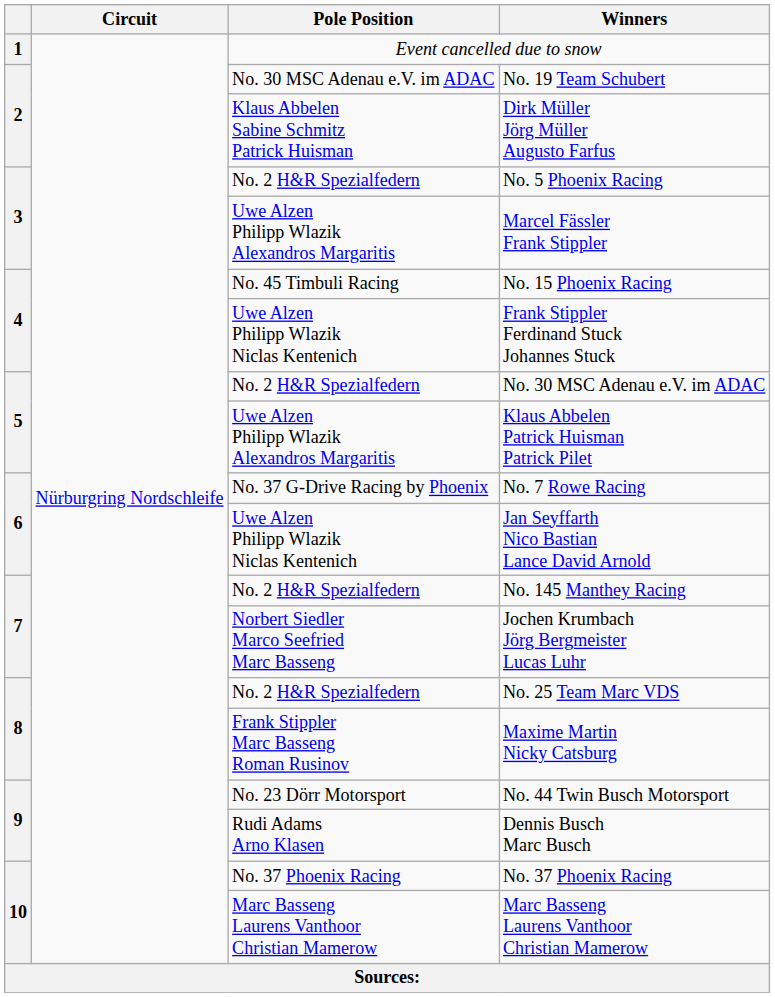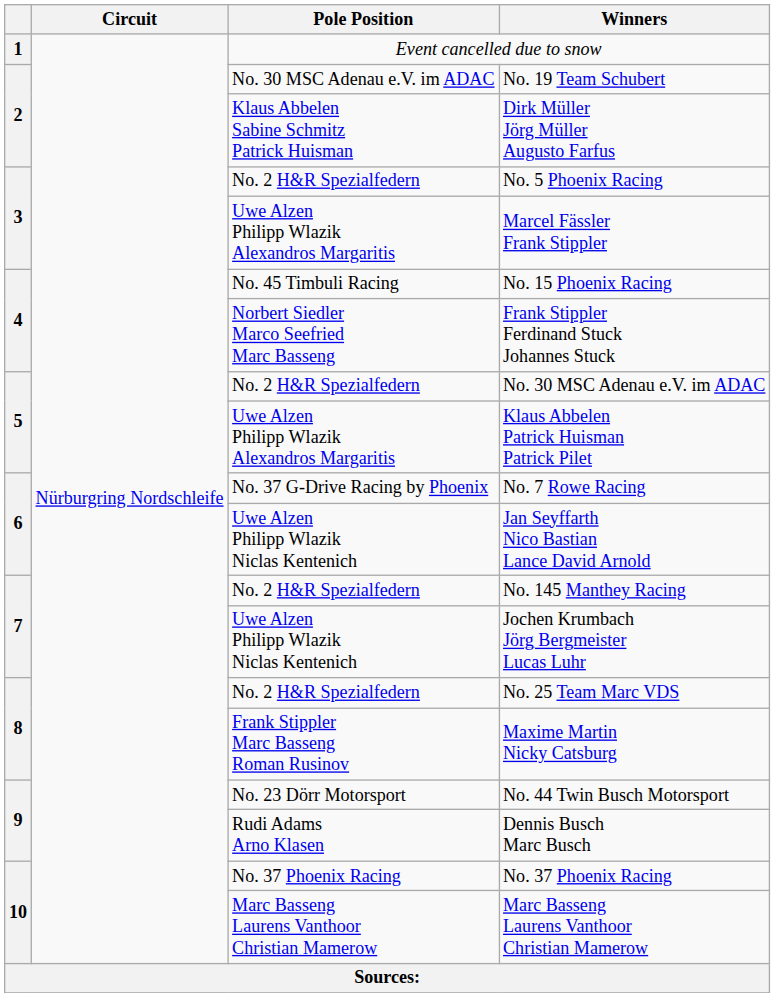(295, 334) Uwe Alzen Philipp Wlazik Niclas Kentenich -> (288, 334) Norbert Siedler Marco Seefried Marc Basseng
(288, 641) Norbert Siedler Marco Seefried Marc Basseng -> (295, 641) Uwe Alzen Philipp Wlazik Niclas Kentenich
